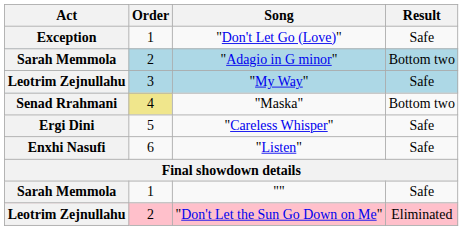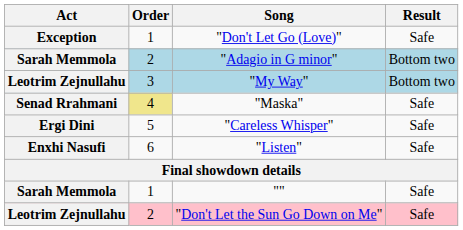(422, 81) Safe -> (422, 81) Bottom two
(422, 103) Bottom two -> (422, 103) Safe
(422, 214) Eliminated -> (422, 214) Safe
